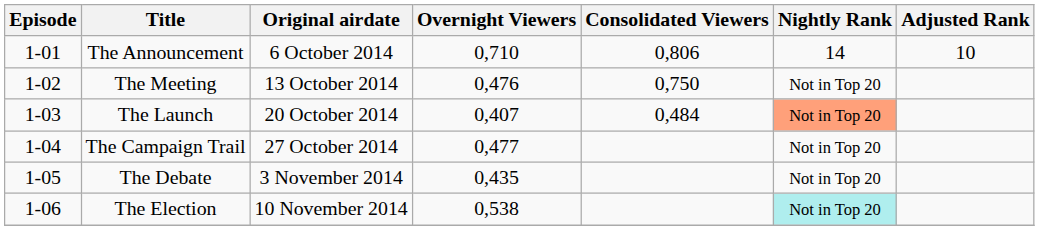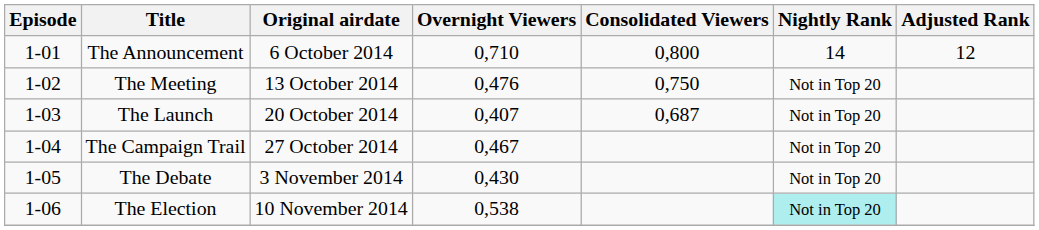(677, 51) 0,806 -> (677, 51) 0,800
(965, 51) 10 -> (965, 51) 12
(677, 114) 0,484 -> (677, 114) 0,687
(835, 115) lightsalmon background -> (835, 115) no background
(497, 146) 0,477 -> (497, 146) 0,467
(497, 177) 0,435 -> (497, 177) 0,430
